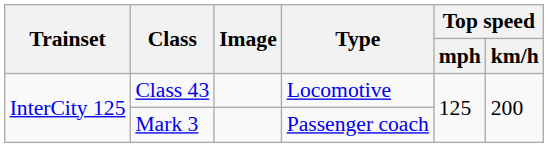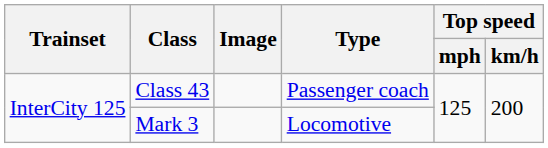(339, 90) Locomotive -> (358, 90) Passenger coach
(358, 124) Passenger coach -> (339, 124) Locomotive
